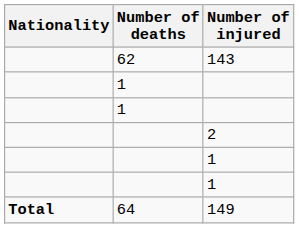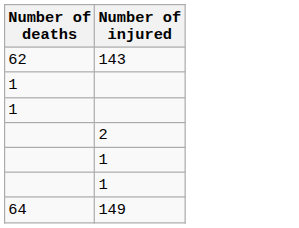- column: (59, 26)
